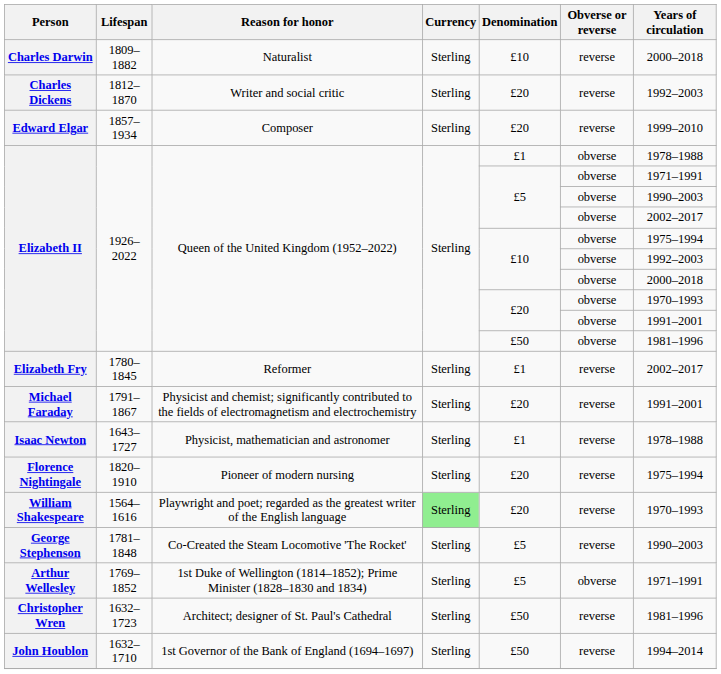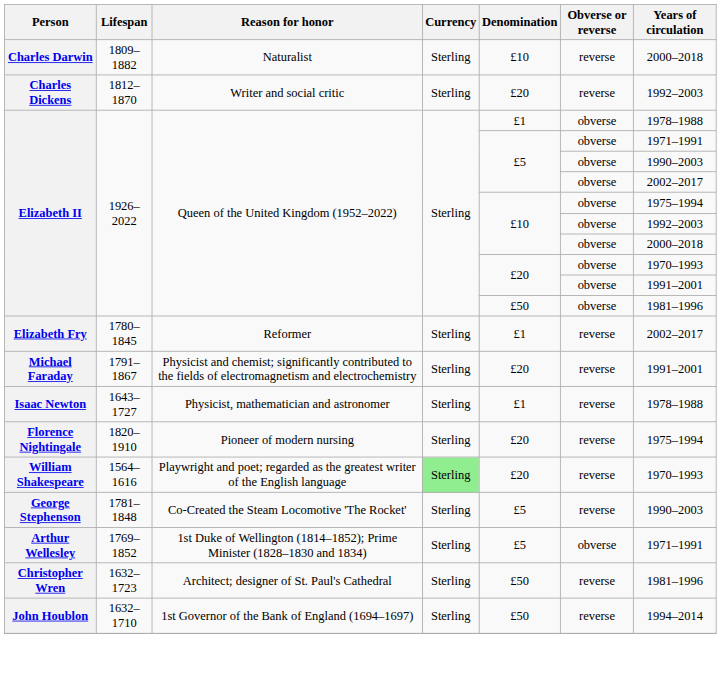- row: (50, 128)
